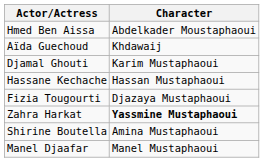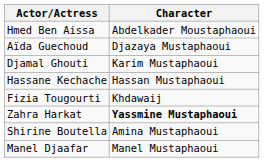(137, 47) Khdawaij -> (172, 47) Djazaya Mustaphaoui
(172, 98) Djazaya Mustaphaoui -> (137, 98) Khdawaij
